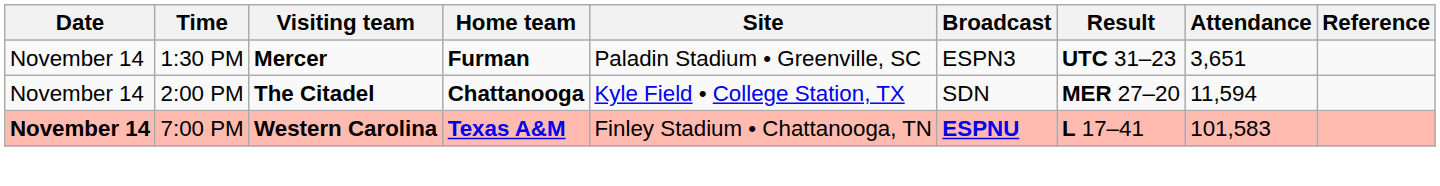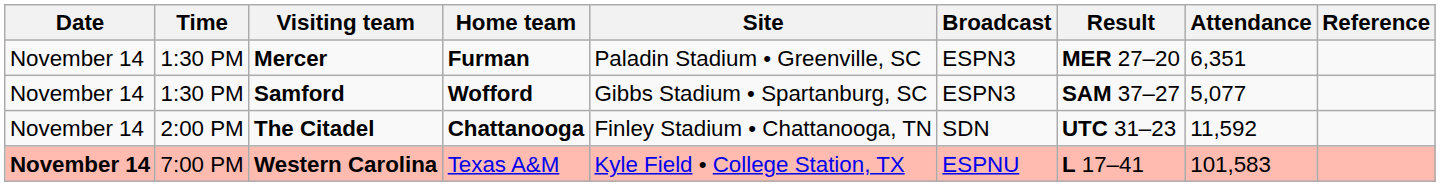(1119, 58) UTC 31–23 -> (1121, 58) MER 27–20
(1218, 58) 3,651 -> (1218, 58) 6,351
+ row: (299, 93)
(750, 93) Kyle Field • College Station, TX -> (763, 129) Finley Stadium • Chattanooga, TN
(1121, 93) MER 27–20 -> (1119, 129) UTC 31–23
(1224, 93) 11,594 -> (1224, 129) 11,592
(507, 129) bold -> (504, 164) normal
(763, 129) Finley Stadium • Chattanooga, TN -> (750, 164) Kyle Field • College Station, TX
(981, 129) bold -> (981, 164) normal
